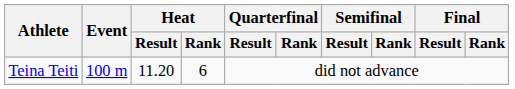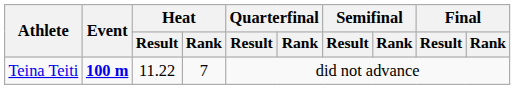(107, 71) normal -> (107, 71) bold
(156, 71) 11.20 -> (157, 71) 11.22
(203, 71) 6 -> (204, 71) 7
